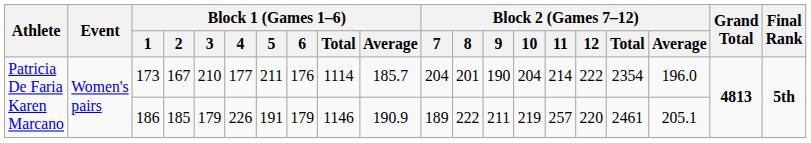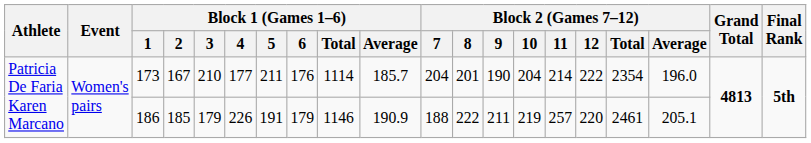(437, 117) 189 -> (437, 117) 188
